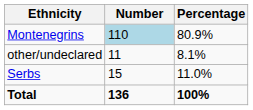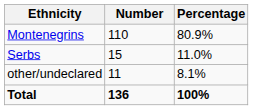(118, 34) lightblue background -> (118, 34) no background
rows swapped: (24, 74) <-> (55, 54)
